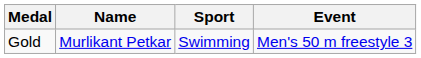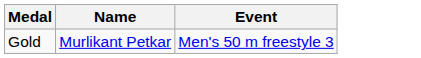- column: (214, 17)
